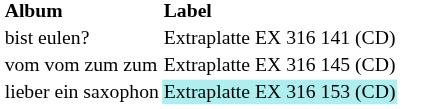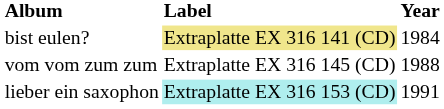+ column: (420, 10)
(280, 37) no background -> (280, 37) khaki background
